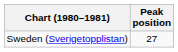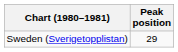(152, 39) 27 -> (152, 39) 29
